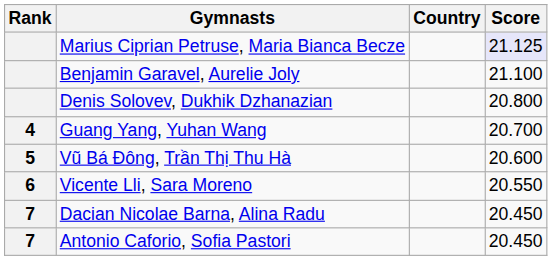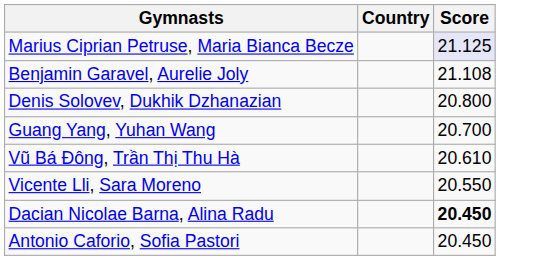- column: (30, 18)
(516, 74) 21.100 -> (465, 74) 21.108
(516, 158) 20.600 -> (465, 158) 20.610
(516, 213) normal -> (465, 213) bold
